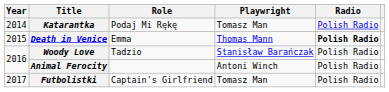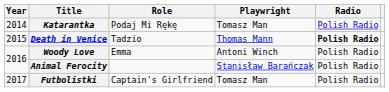(121, 39) Emma -> (126, 39) Tadzio
(126, 53) Tadzio -> (121, 53) Emma
(265, 53) Stanisław Barańczak -> (247, 53) Antoni Winch
(247, 66) Antoni Winch -> (265, 66) Stanisław Barańczak
